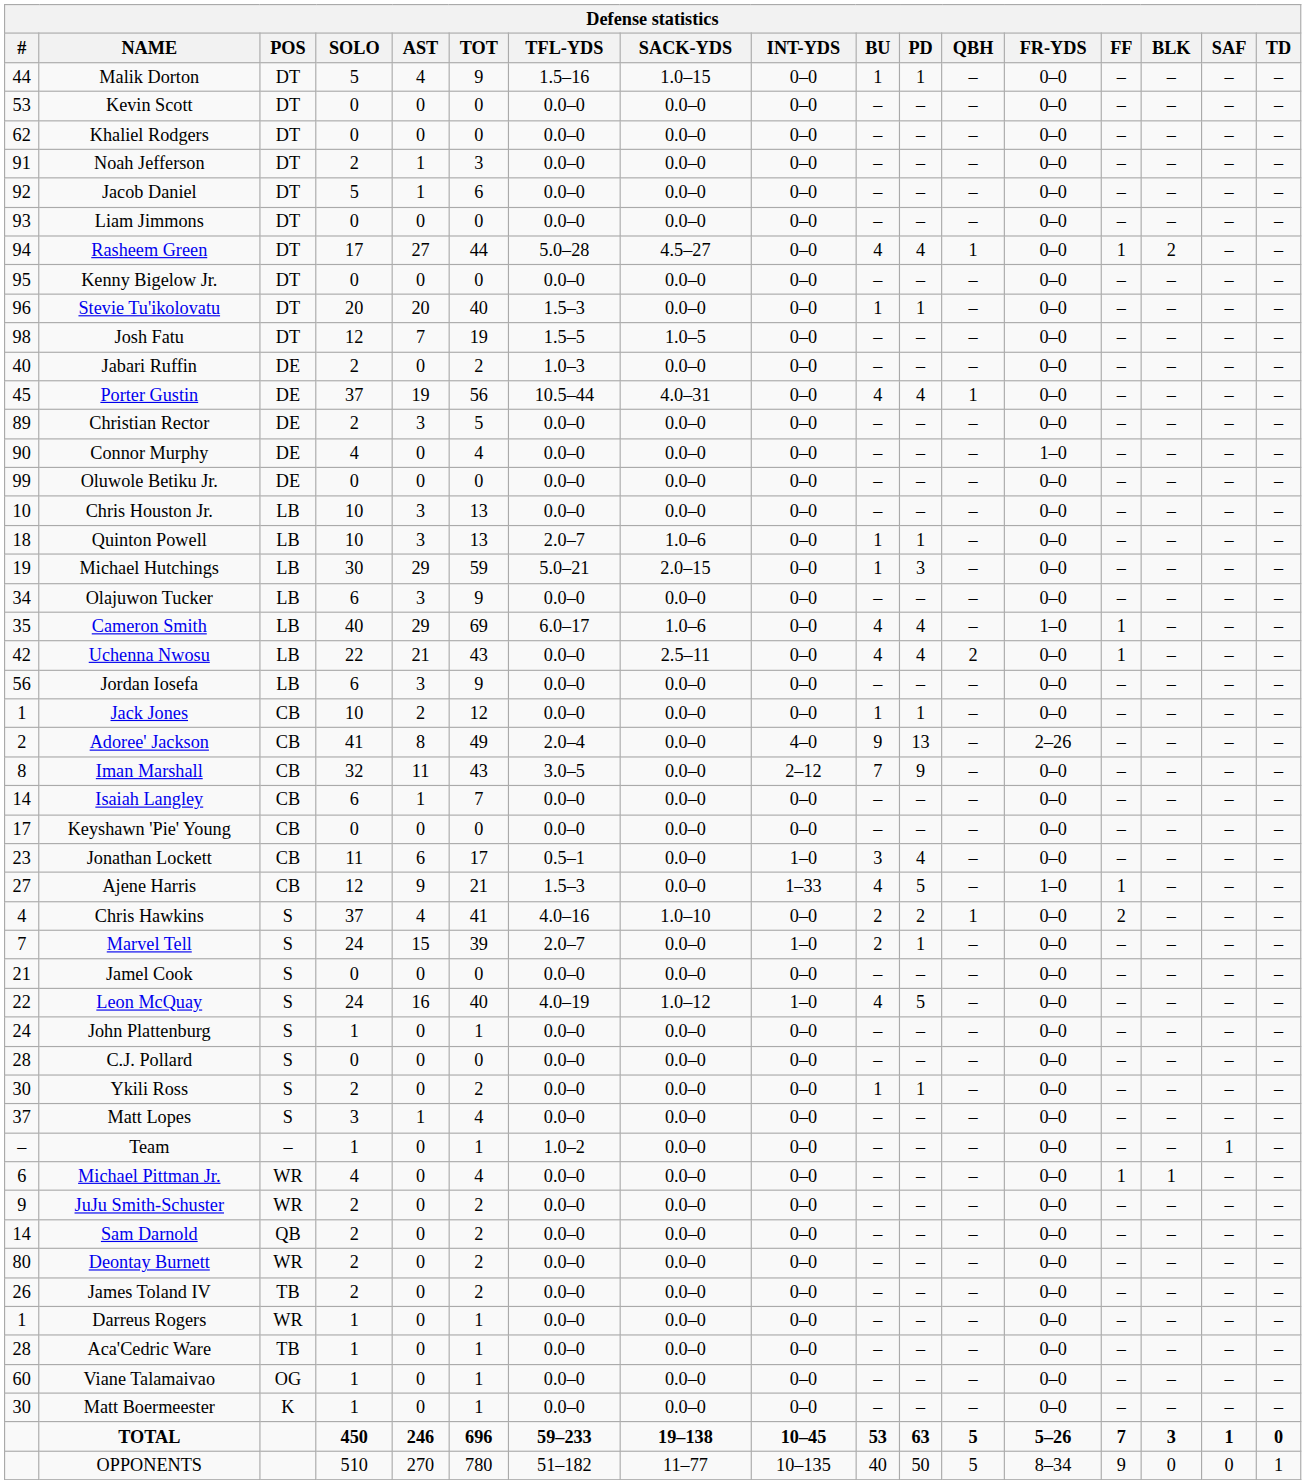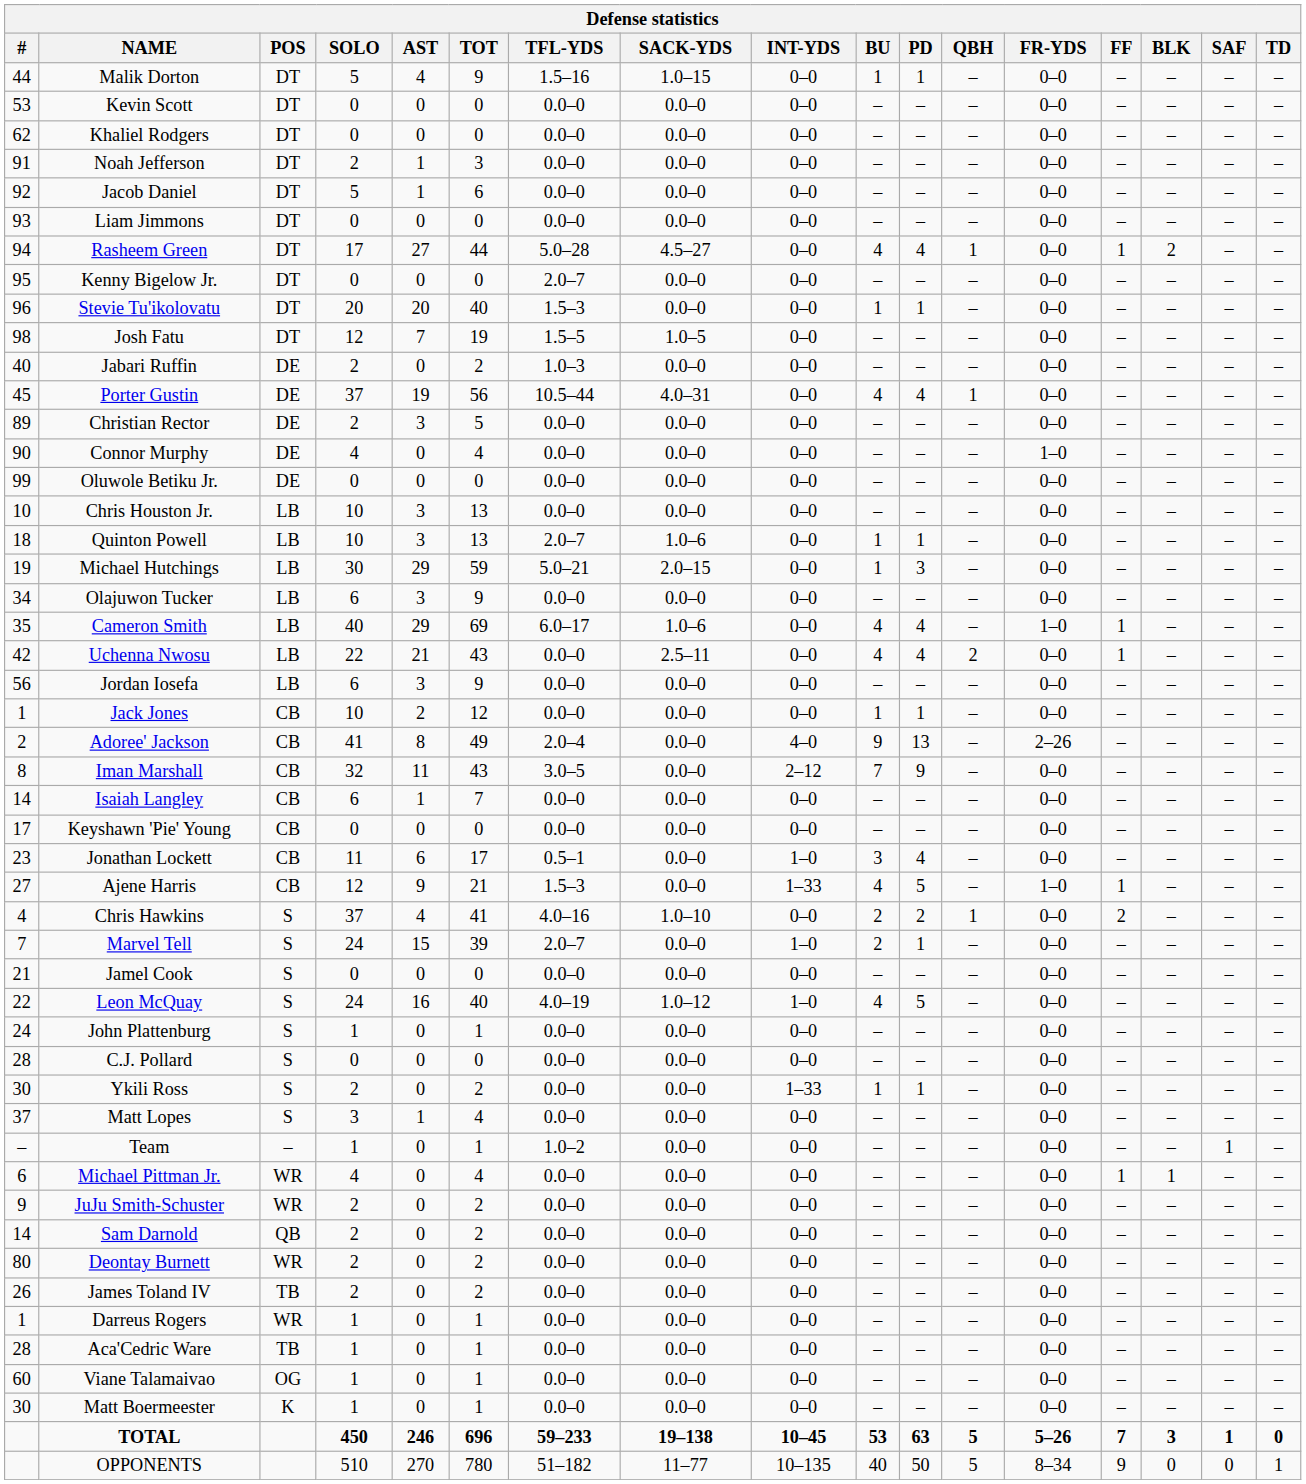(564, 279) 0.0–0 -> (564, 279) 2.0–7
(803, 1089) 0–0 -> (803, 1089) 1–33
